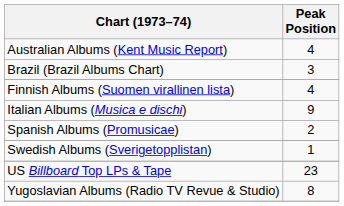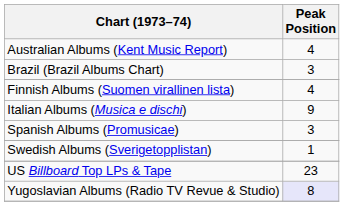(311, 130) 2 -> (311, 130) 3
(311, 191) no background -> (311, 191) lavender background
